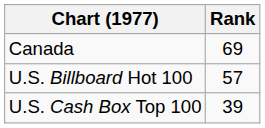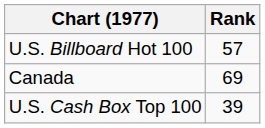rows swapped: (41, 48) <-> (101, 78)
